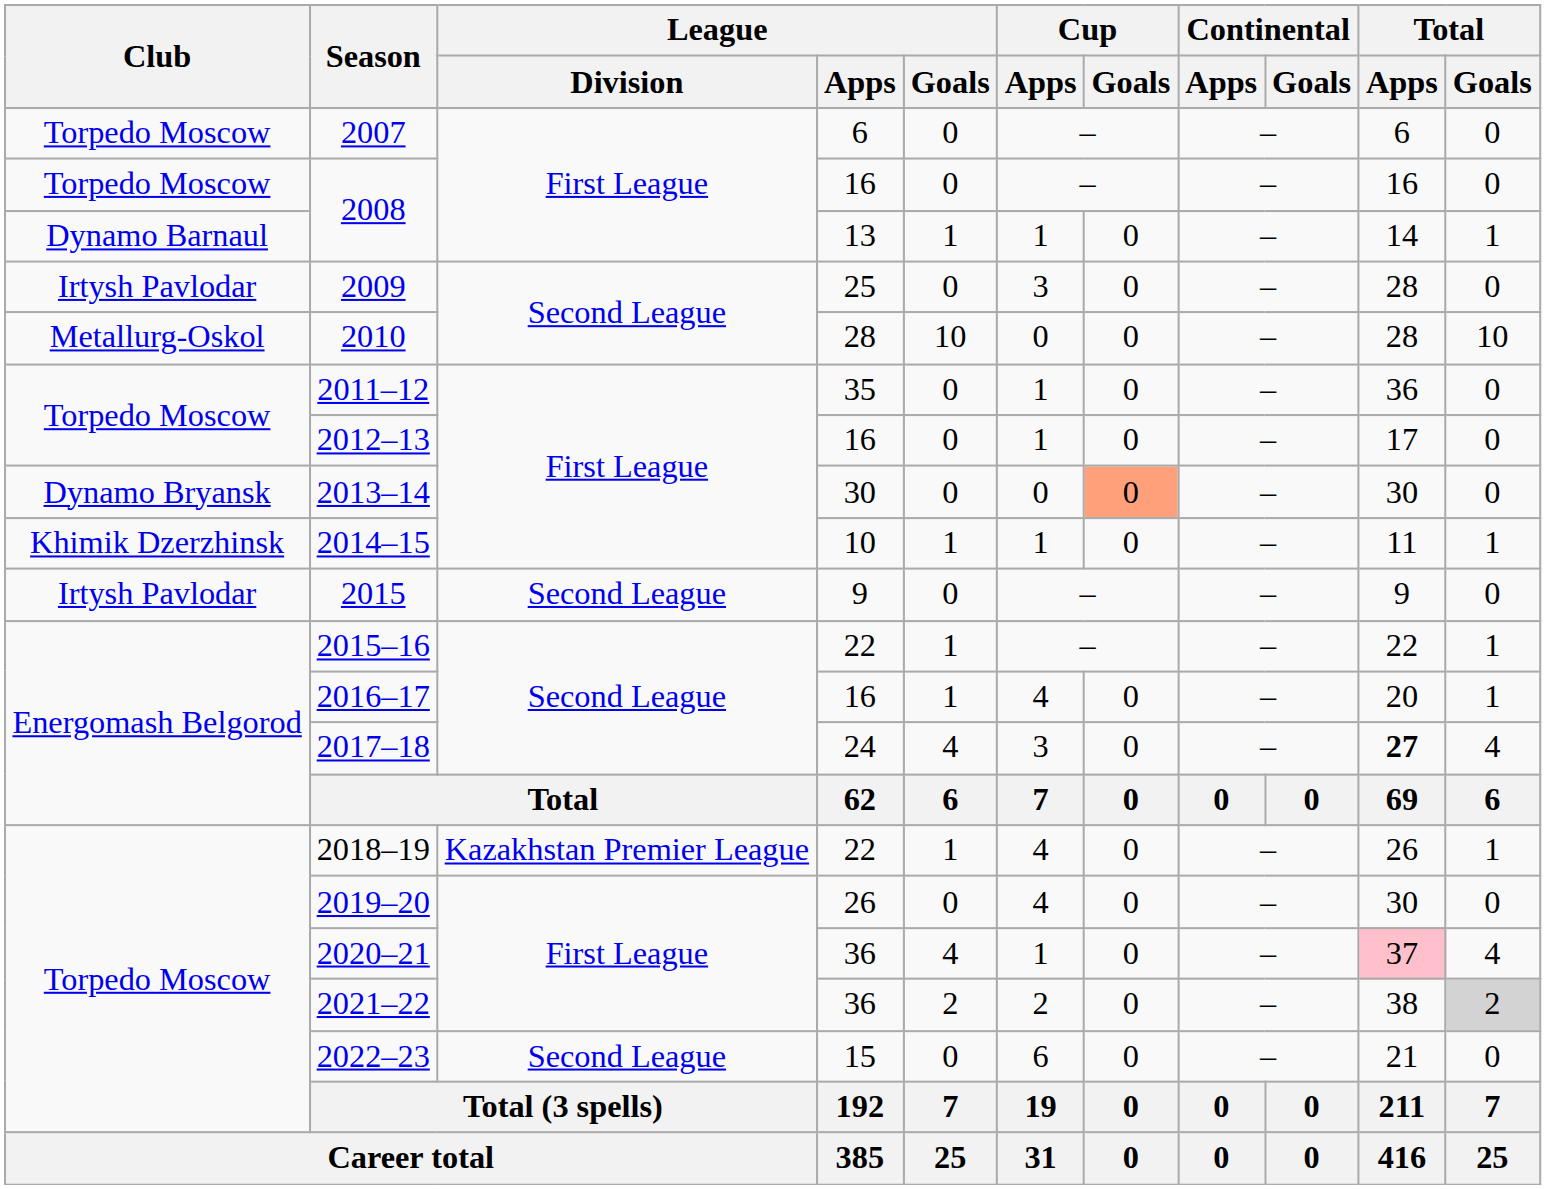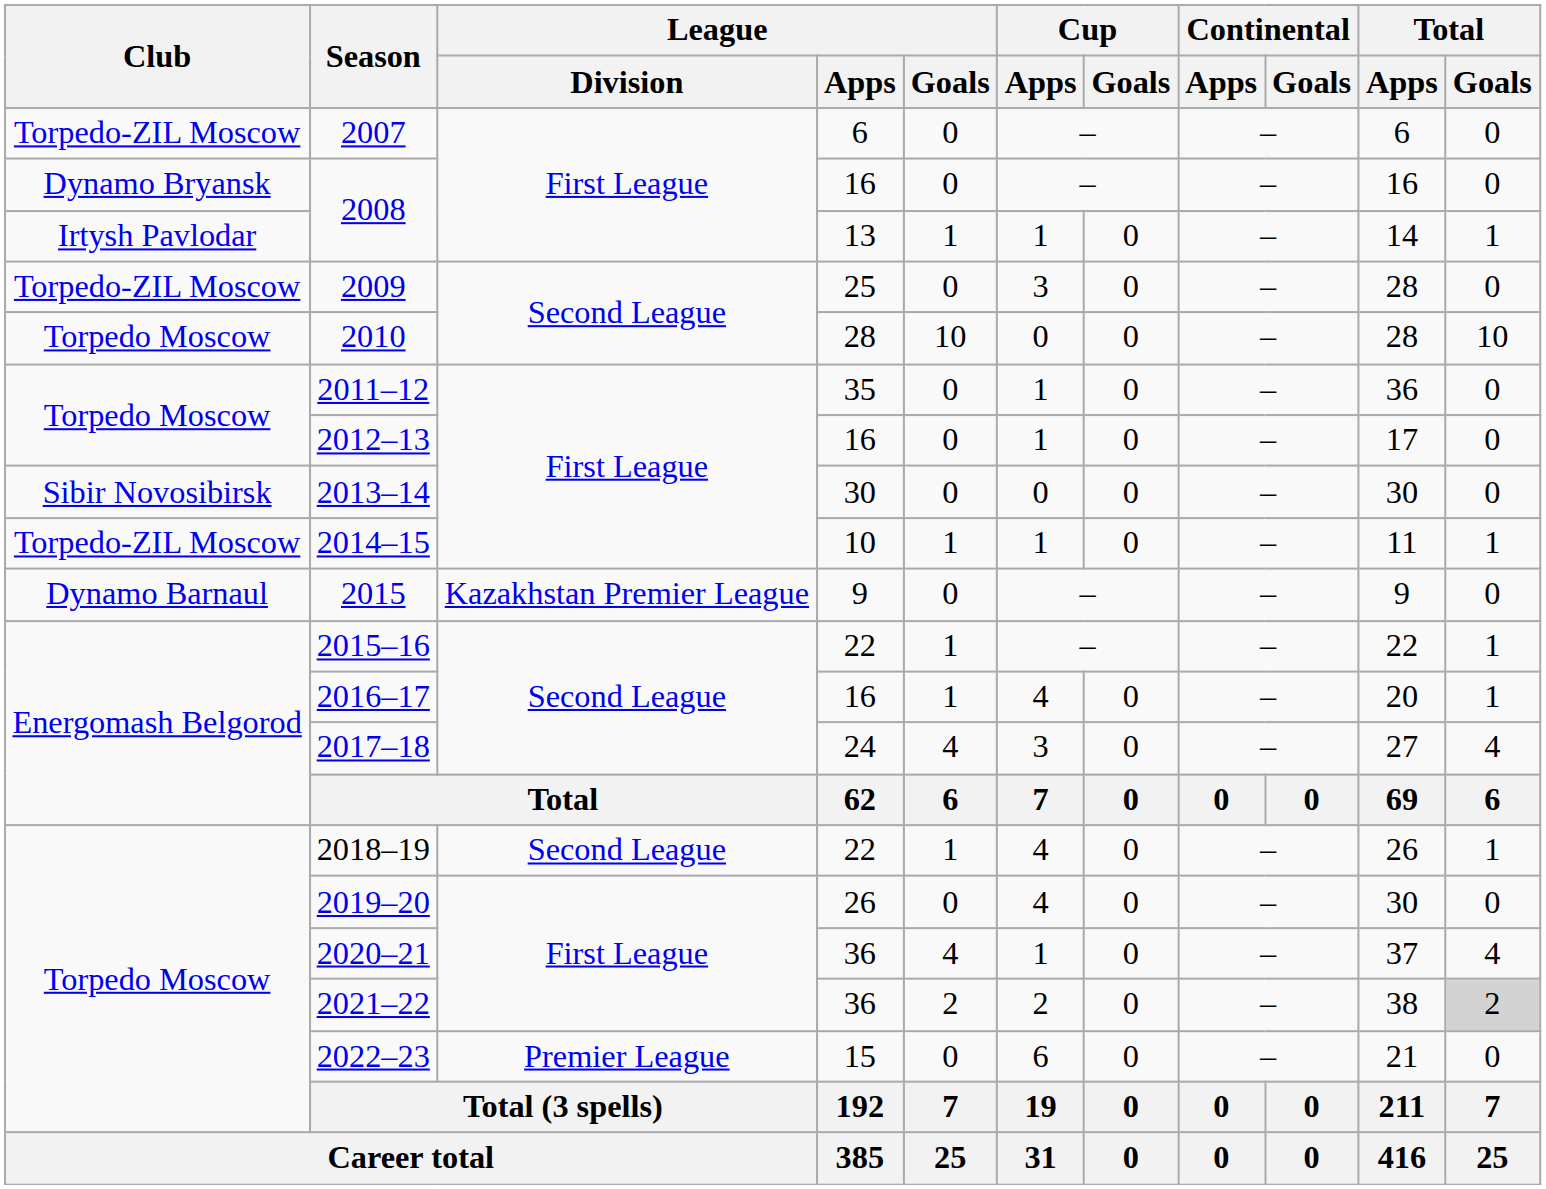(157, 132) Torpedo Moscow -> (157, 132) Torpedo-ZIL Moscow
(157, 183) Torpedo Moscow -> (157, 183) Dynamo Bryansk
(157, 235) Dynamo Barnaul -> (157, 235) Irtysh Pavlodar
(157, 286) Irtysh Pavlodar -> (157, 286) Torpedo-ZIL Moscow
(157, 337) Metallurg-Oskol -> (157, 337) Torpedo Moscow
(157, 491) Dynamo Bryansk -> (157, 491) Sibir Novosibirsk
(1131, 491) lightsalmon background -> (1131, 491) no background
(157, 542) Khimik Dzerzhinsk -> (157, 542) Torpedo-ZIL Moscow
(157, 593) Irtysh Pavlodar -> (157, 593) Dynamo Barnaul
(627, 593) Second League -> (627, 593) Kazakhstan Premier League
(1402, 747) bold -> (1402, 747) normal
(627, 850) Kazakhstan Premier League -> (627, 850) Second League
(1402, 952) pink background -> (1402, 952) no background
(627, 1055) Second League -> (627, 1055) Premier League
